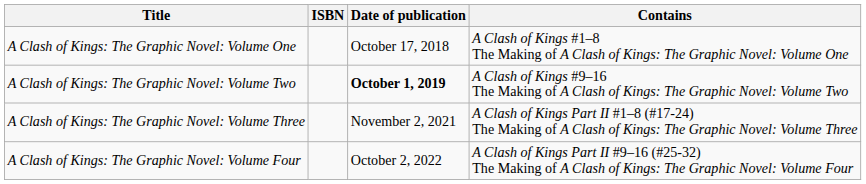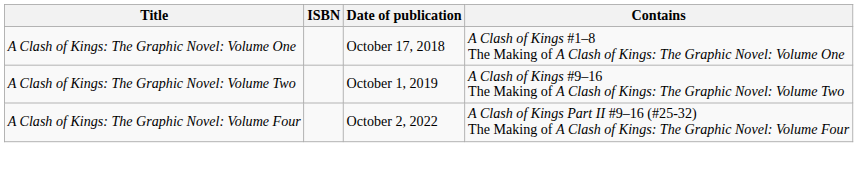(398, 84) bold -> (392, 84) normal
- row: (156, 122)
